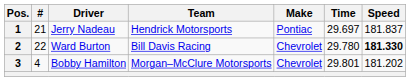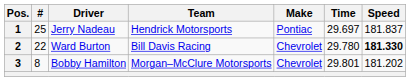(40, 30) 21 -> (40, 30) 25
(37, 63) 4 -> (37, 63) 8
